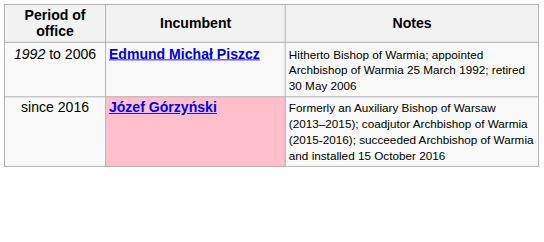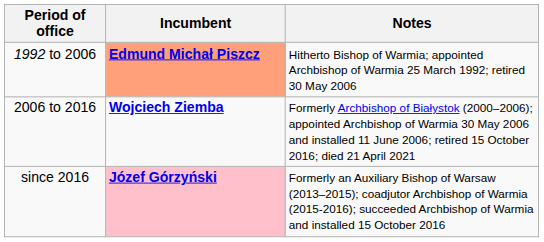(184, 53) no background -> (184, 53) lightsalmon background
+ row: (55, 107)
